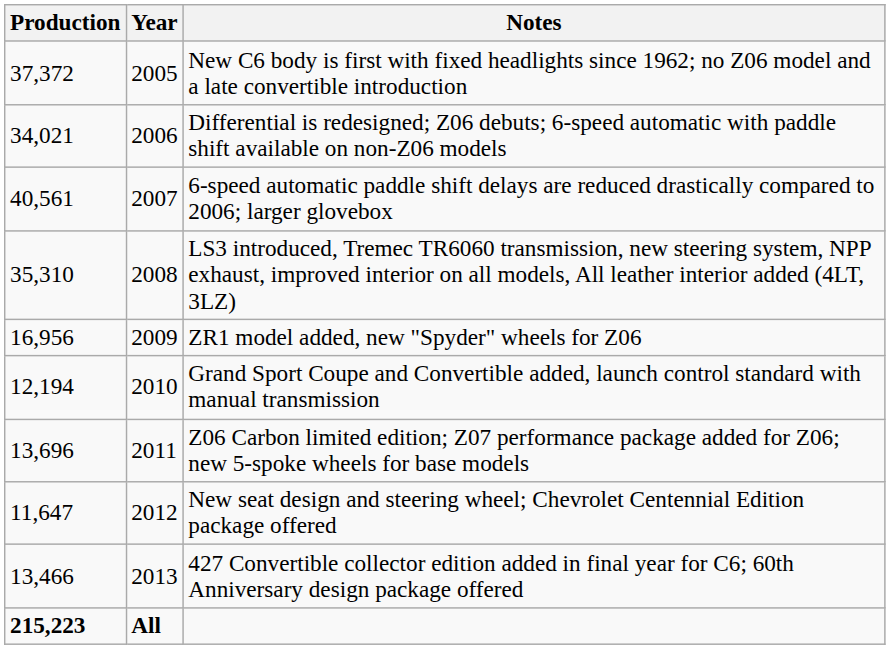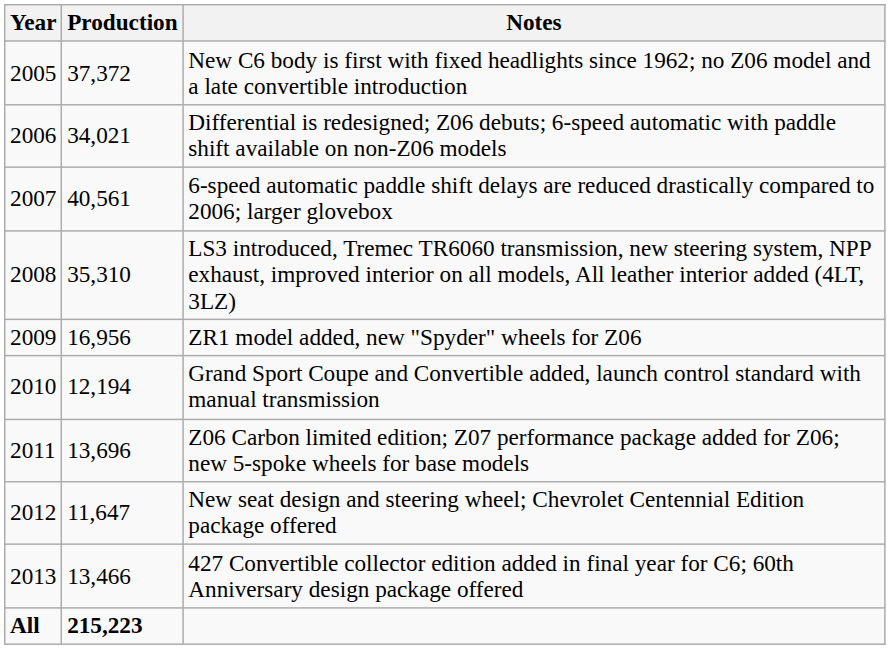columns swapped: (154, 22) <-> (65, 22)
